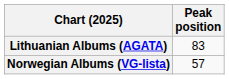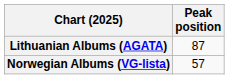(198, 45) 83 -> (198, 45) 87
